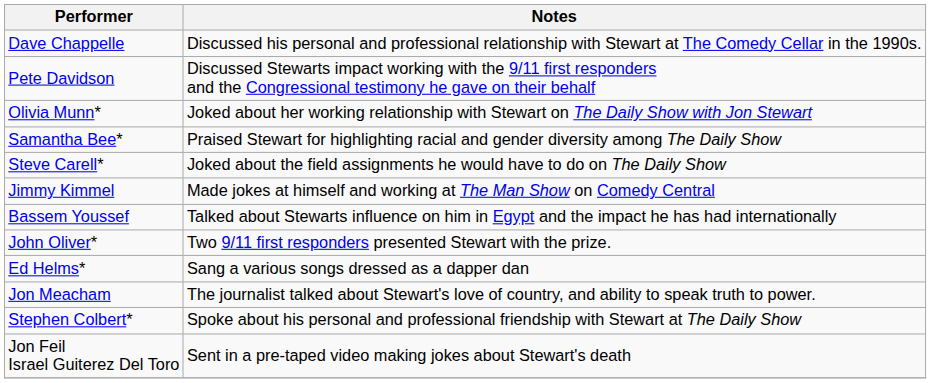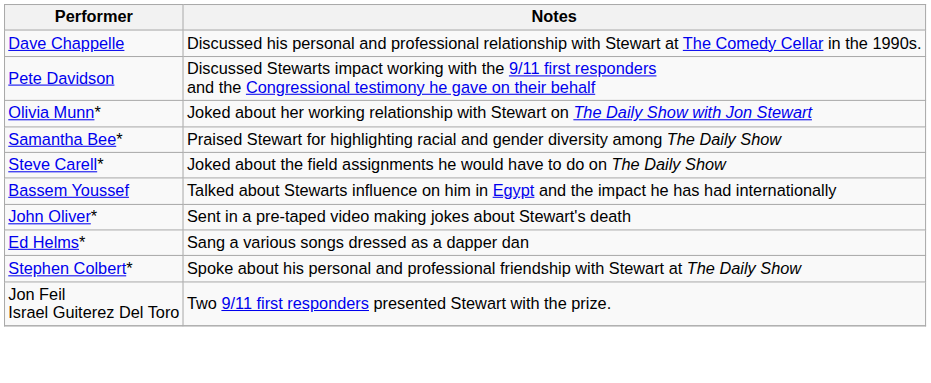- row: (61, 191)
(399, 242) Two 9/11 first responders presented Stewart with the prize. -> (409, 216) Sent in a pre-taped video making jokes about Stewart's death
- row: (60, 294)
(409, 355) Sent in a pre-taped video making jokes about Stewart's death -> (399, 303) Two 9/11 first responders presented Stewart with the prize.
